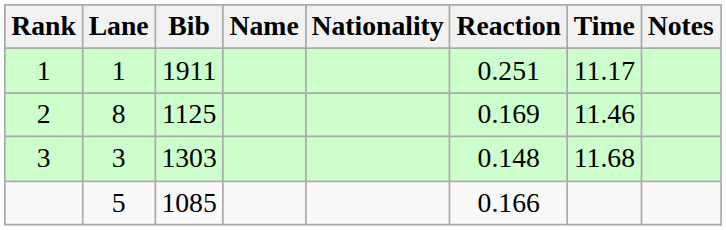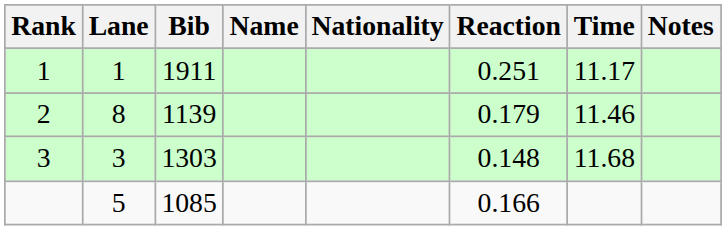(189, 114) 1125 -> (189, 114) 1139
(509, 114) 0.169 -> (509, 114) 0.179
